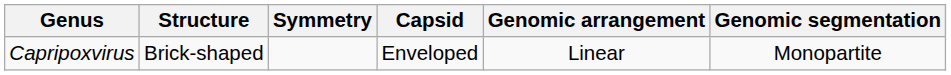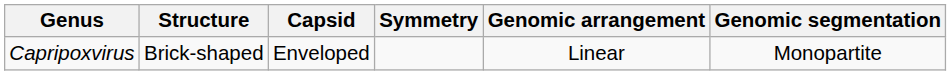columns swapped: (322, 20) <-> (430, 20)
